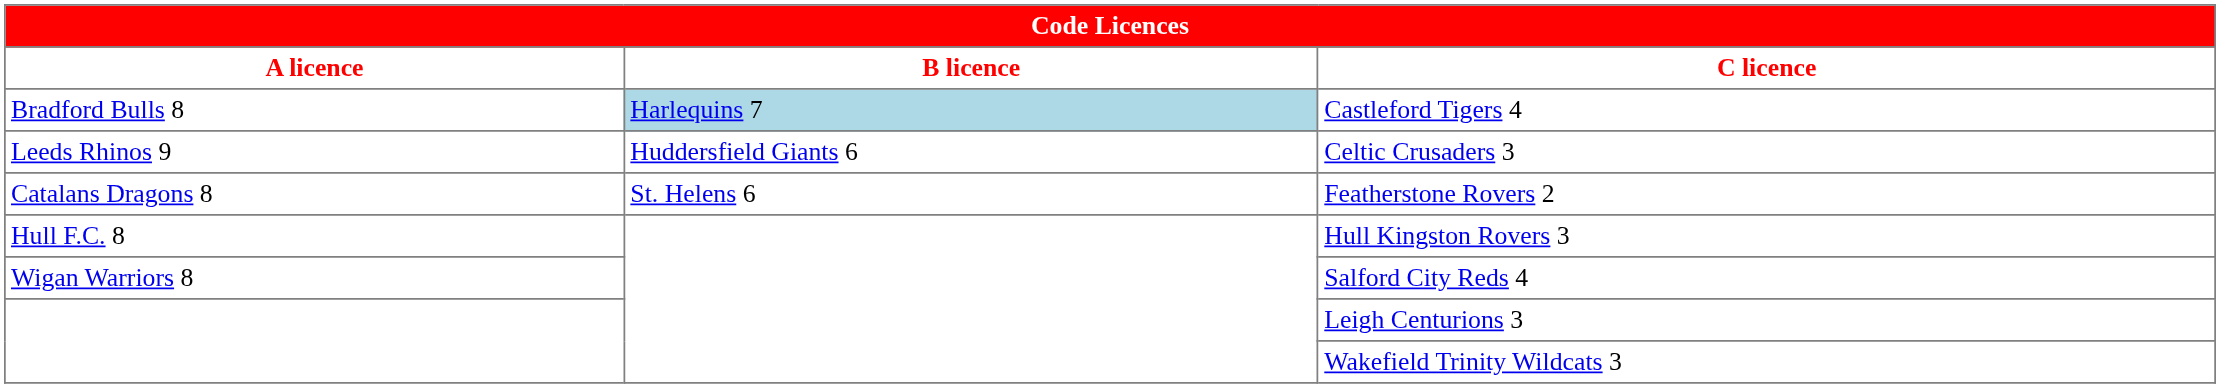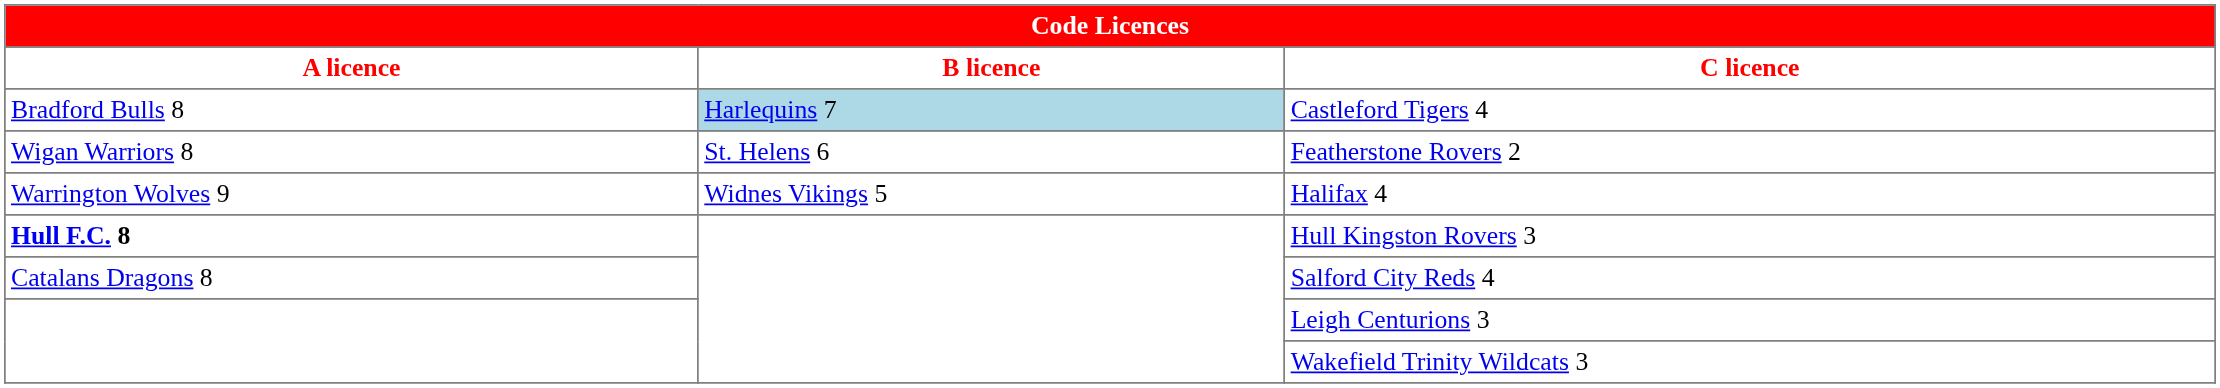- row: (1419, 151)
(112, 193) Catalans Dragons 8 -> (102, 151) Wigan Warriors 8
+ row: (1339, 193)
(68, 235) normal -> (71, 235) bold
(102, 277) Wigan Warriors 8 -> (112, 277) Catalans Dragons 8
